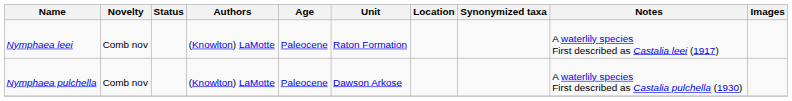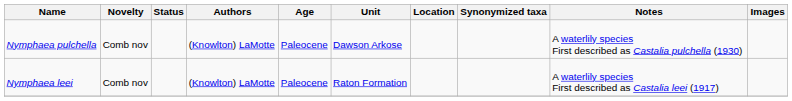rows swapped: (40, 44) <-> (52, 82)
